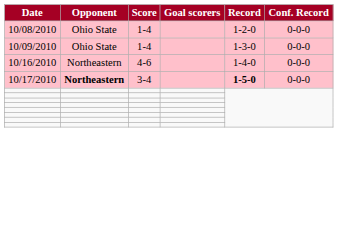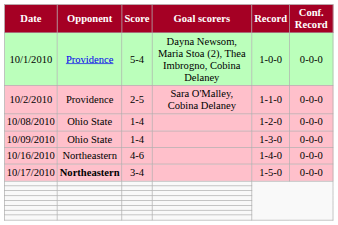+ row: (31, 59)
+ row: (31, 99)
(244, 79) bold -> (271, 172) normal
